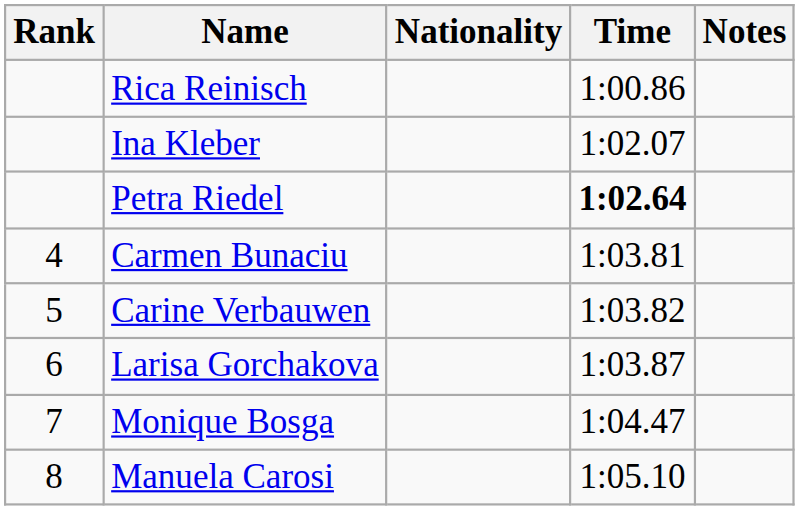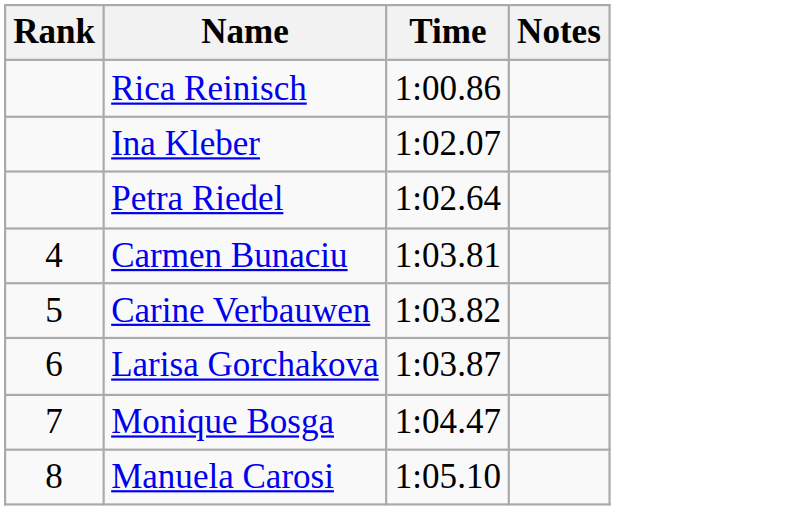- column: (479, 32)
(632, 198) bold -> (448, 198) normal
